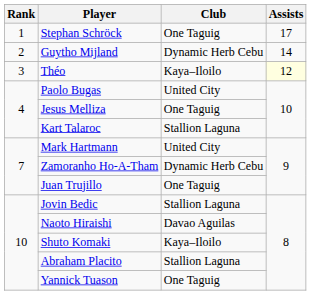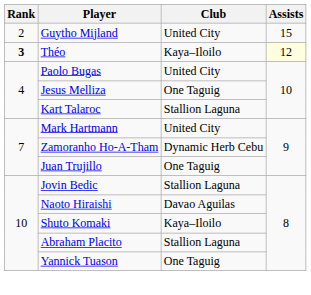- row: (81, 33)
(214, 52) Dynamic Herb Cebu -> (192, 33) United City
(286, 52) 14 -> (286, 33) 15
(21, 71) normal -> (21, 52) bold
